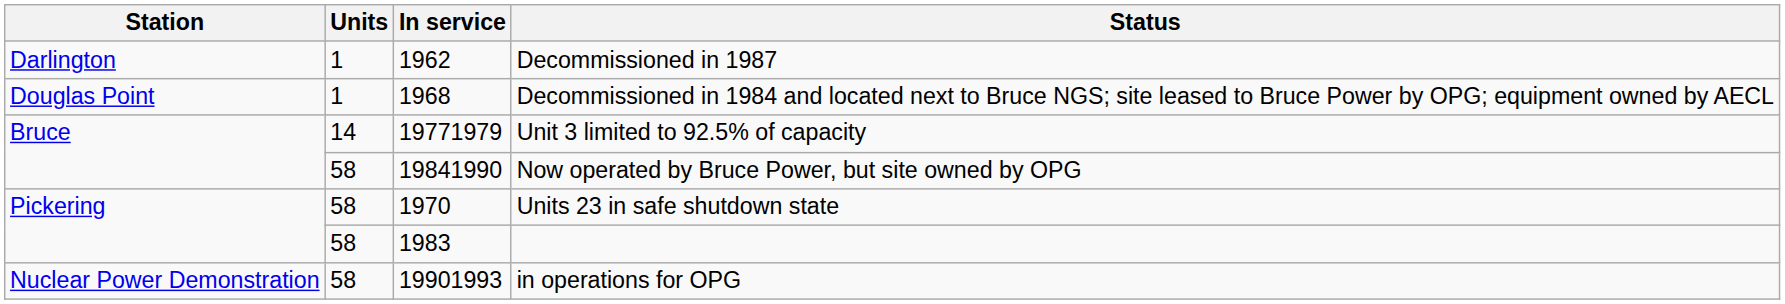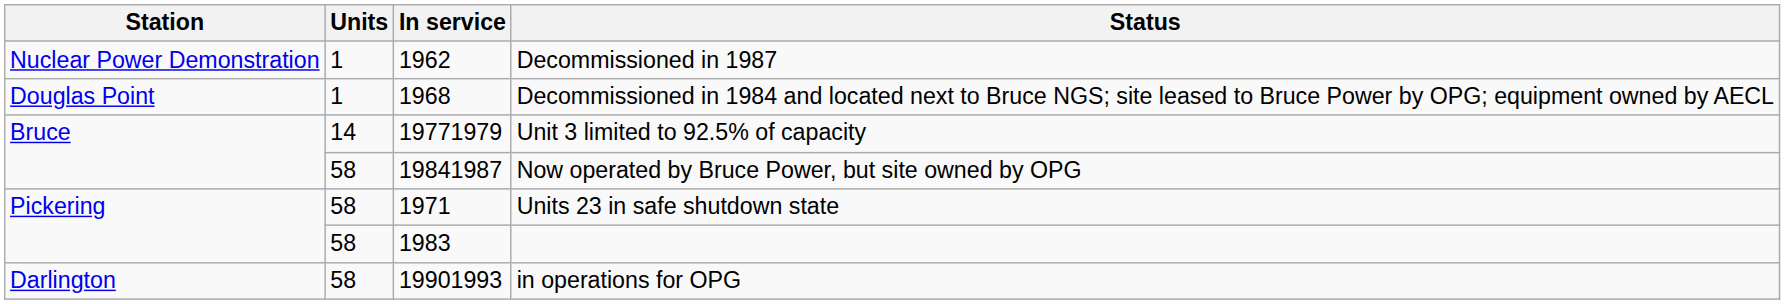(63, 59) Darlington -> (165, 59) Nuclear Power Demonstration
(451, 170) 19841990 -> (451, 170) 19841987
(425, 206) 1970 -> (425, 206) 1971
(165, 280) Nuclear Power Demonstration -> (63, 280) Darlington
